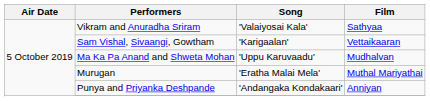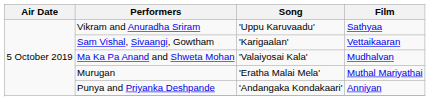(273, 27) 'Valaiyosai Kala' -> (277, 27) 'Uppu Karuvaadu'
(277, 57) 'Uppu Karuvaadu' -> (273, 57) 'Valaiyosai Kala'
